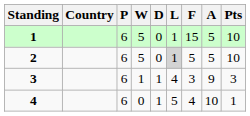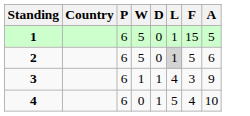- column: (233, 15)
(211, 57) 5 -> (211, 57) 6
